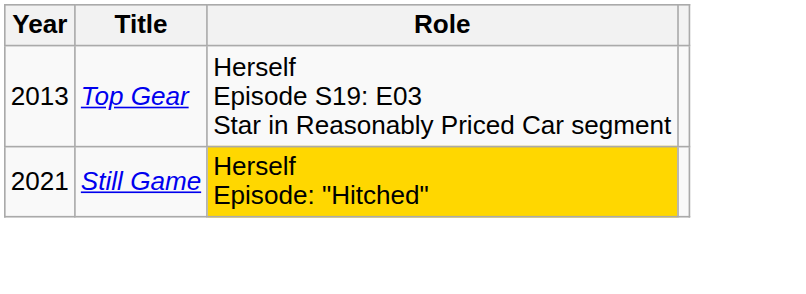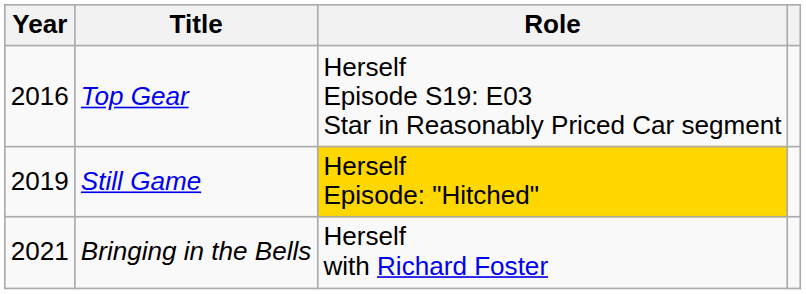(40, 95) 2013 -> (40, 95) 2016
(40, 181) 2021 -> (40, 181) 2019
+ row: (196, 251)
